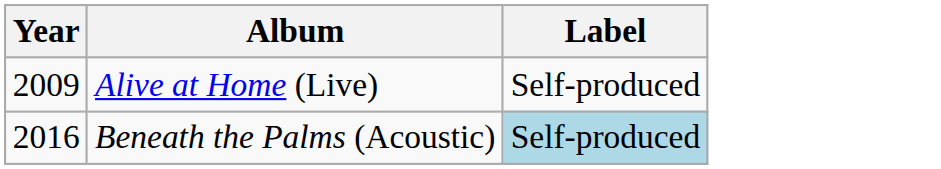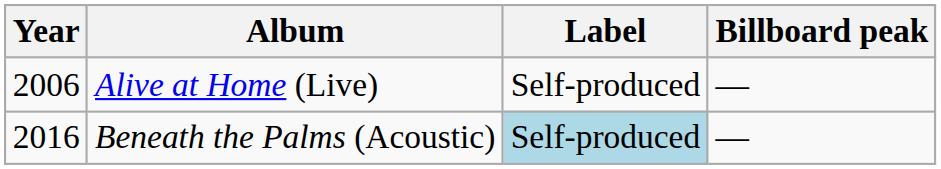+ column: (822, 31)
(46, 84) 2009 -> (46, 84) 2006
